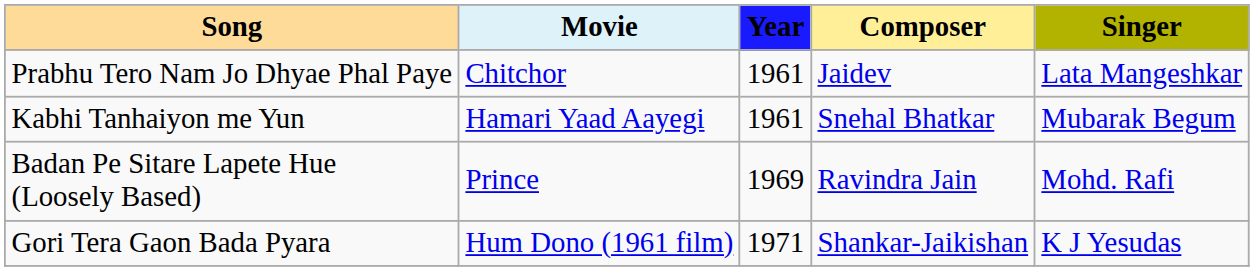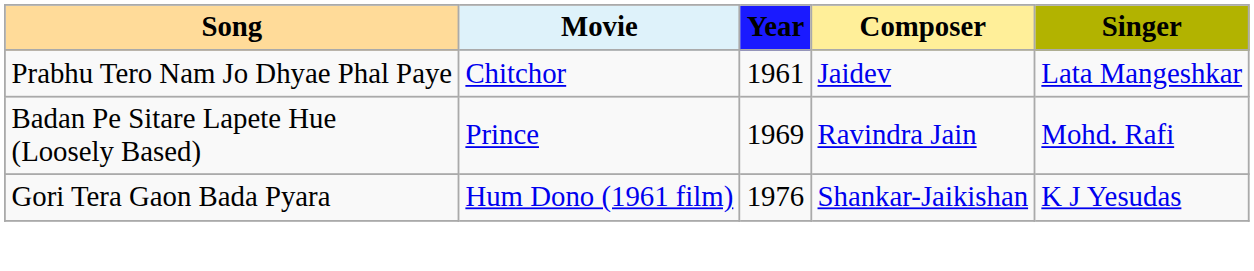- row: (158, 118)
(775, 242) 1971 -> (775, 196) 1976
